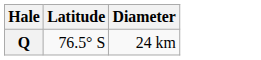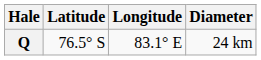+ column: (147, 17)
